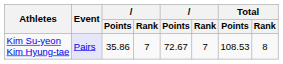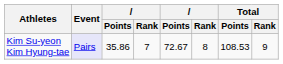(205, 47) 7 -> (205, 47) 8
(265, 47) 8 -> (265, 47) 9
